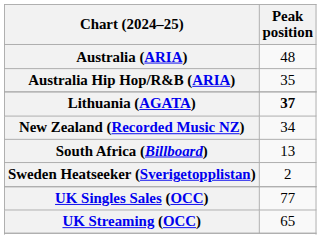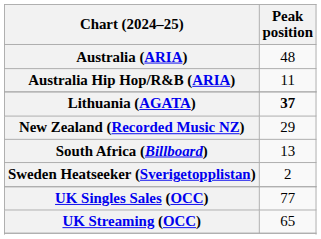(288, 80) 35 -> (288, 80) 11
(288, 127) 34 -> (288, 127) 29
